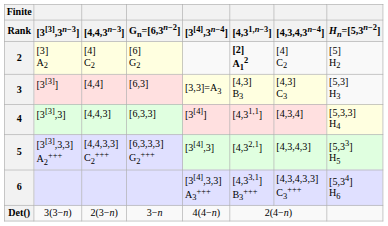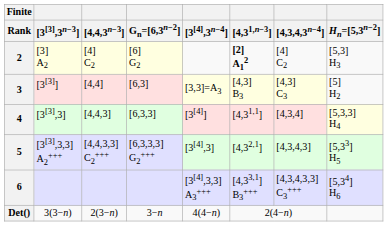(335, 58) [5] H2 -> (339, 58) [5,3] H3
(339, 89) [5,3] H3 -> (335, 89) [5] H2
